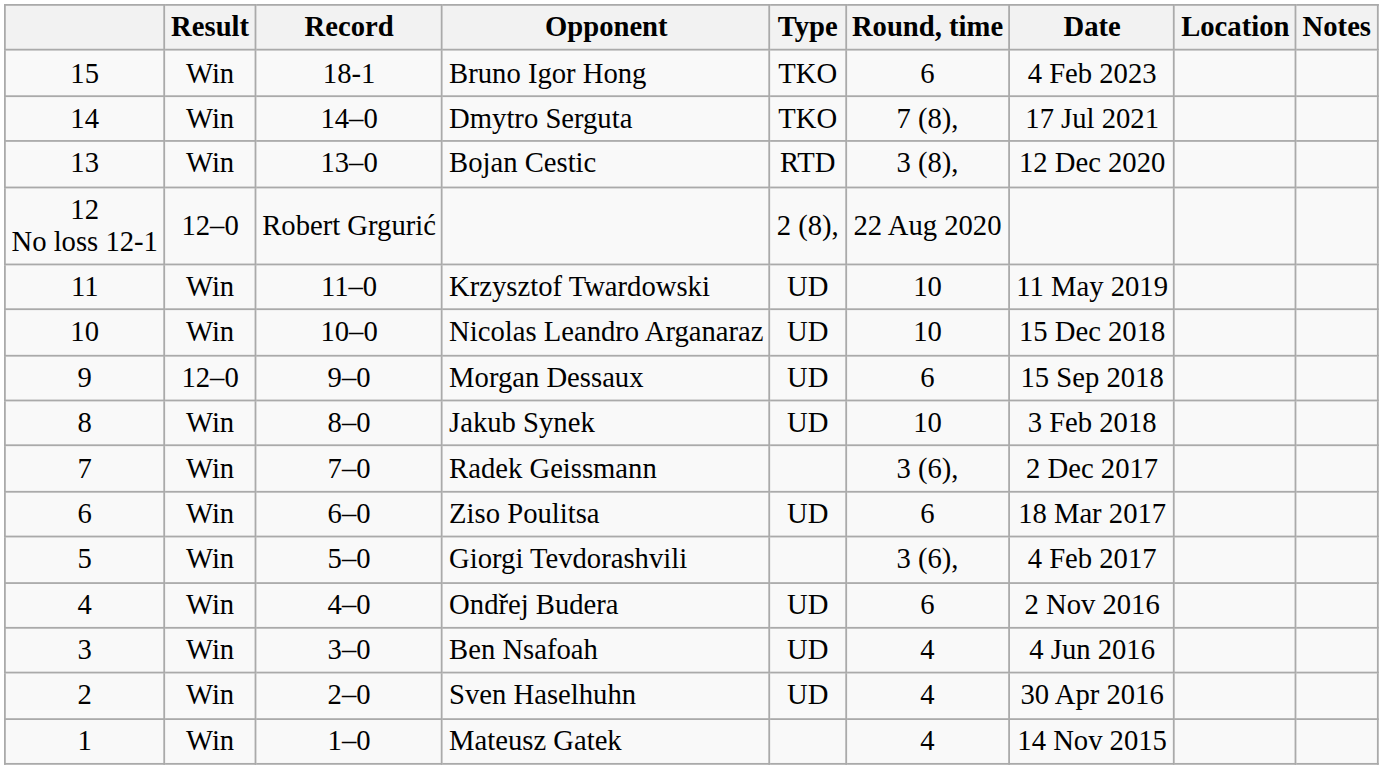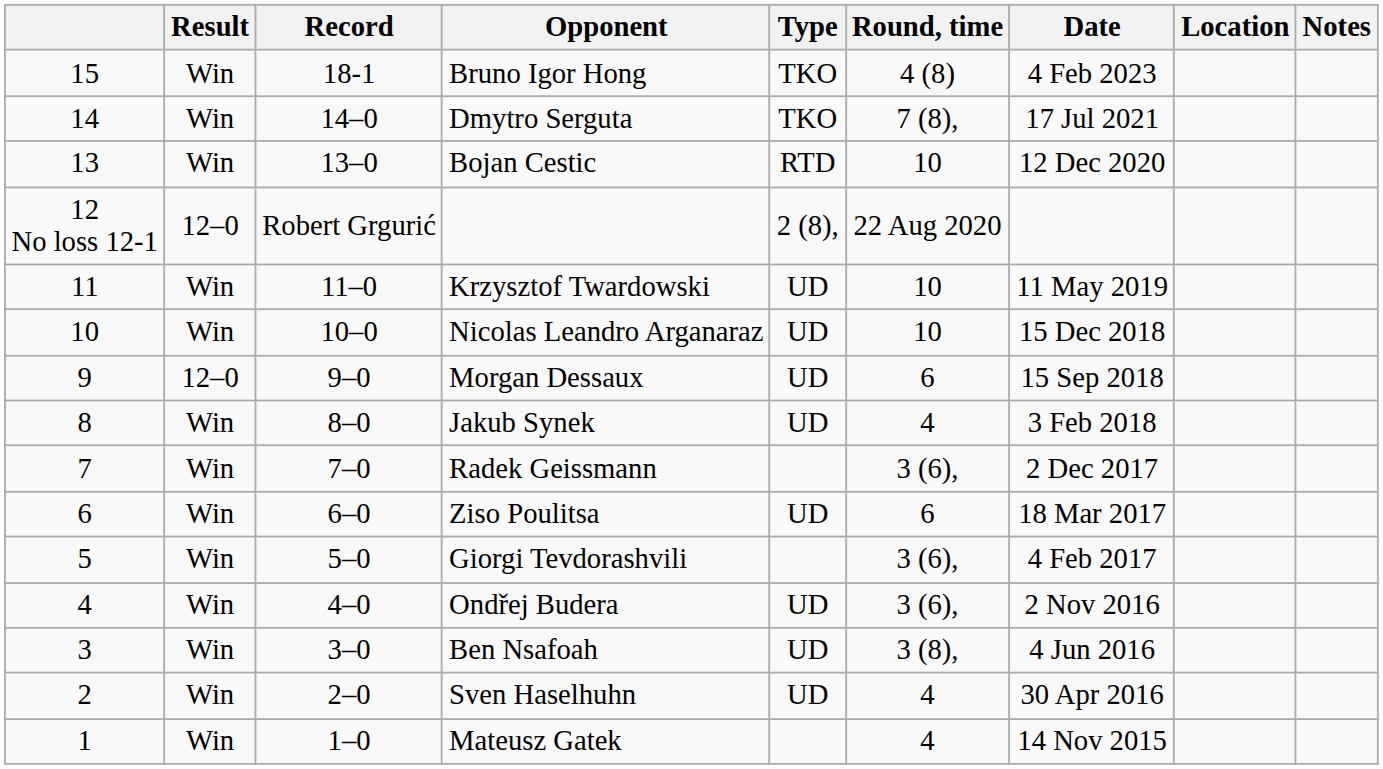(928, 72) 6 -> (928, 72) 4 (8)
(928, 163) 3 (8), -> (928, 163) 10
(928, 422) 10 -> (928, 422) 4
(928, 604) 6 -> (928, 604) 3 (6),
(928, 649) 4 -> (928, 649) 3 (8),
